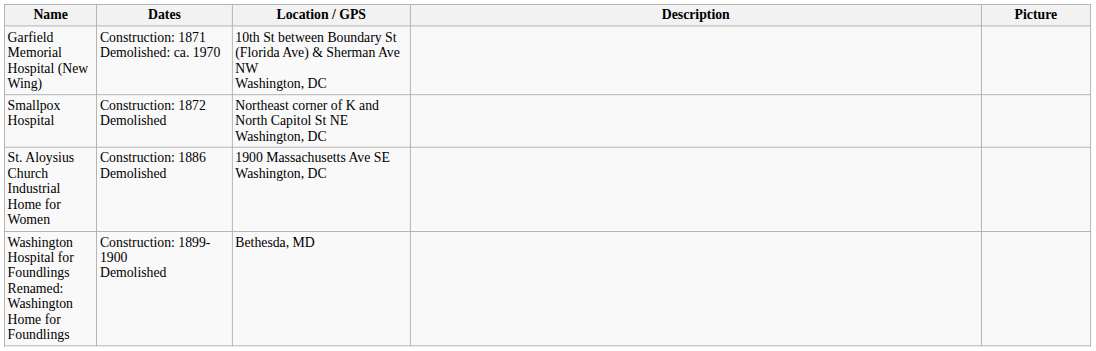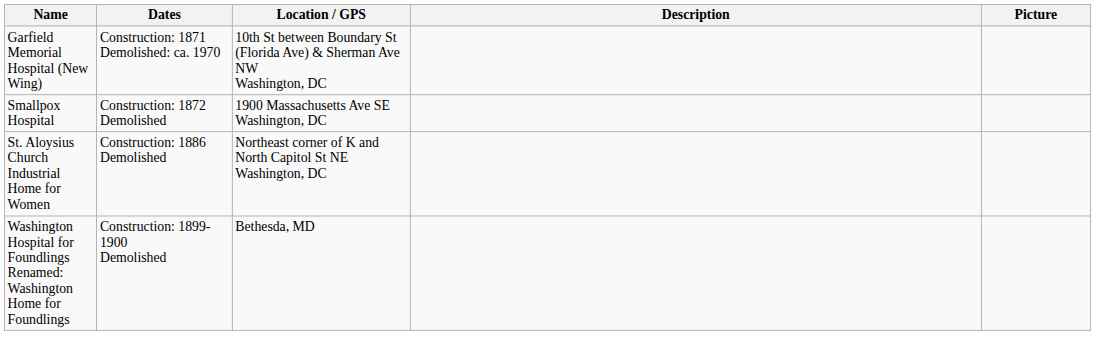(307, 120) Northeast corner of K and North Capitol St NE Washington, DC -> (313, 113) 1900 Massachusetts Ave SE Washington, DC
(313, 166) 1900 Massachusetts Ave SE Washington, DC -> (307, 158) Northeast corner of K and North Capitol St NE Washington, DC
